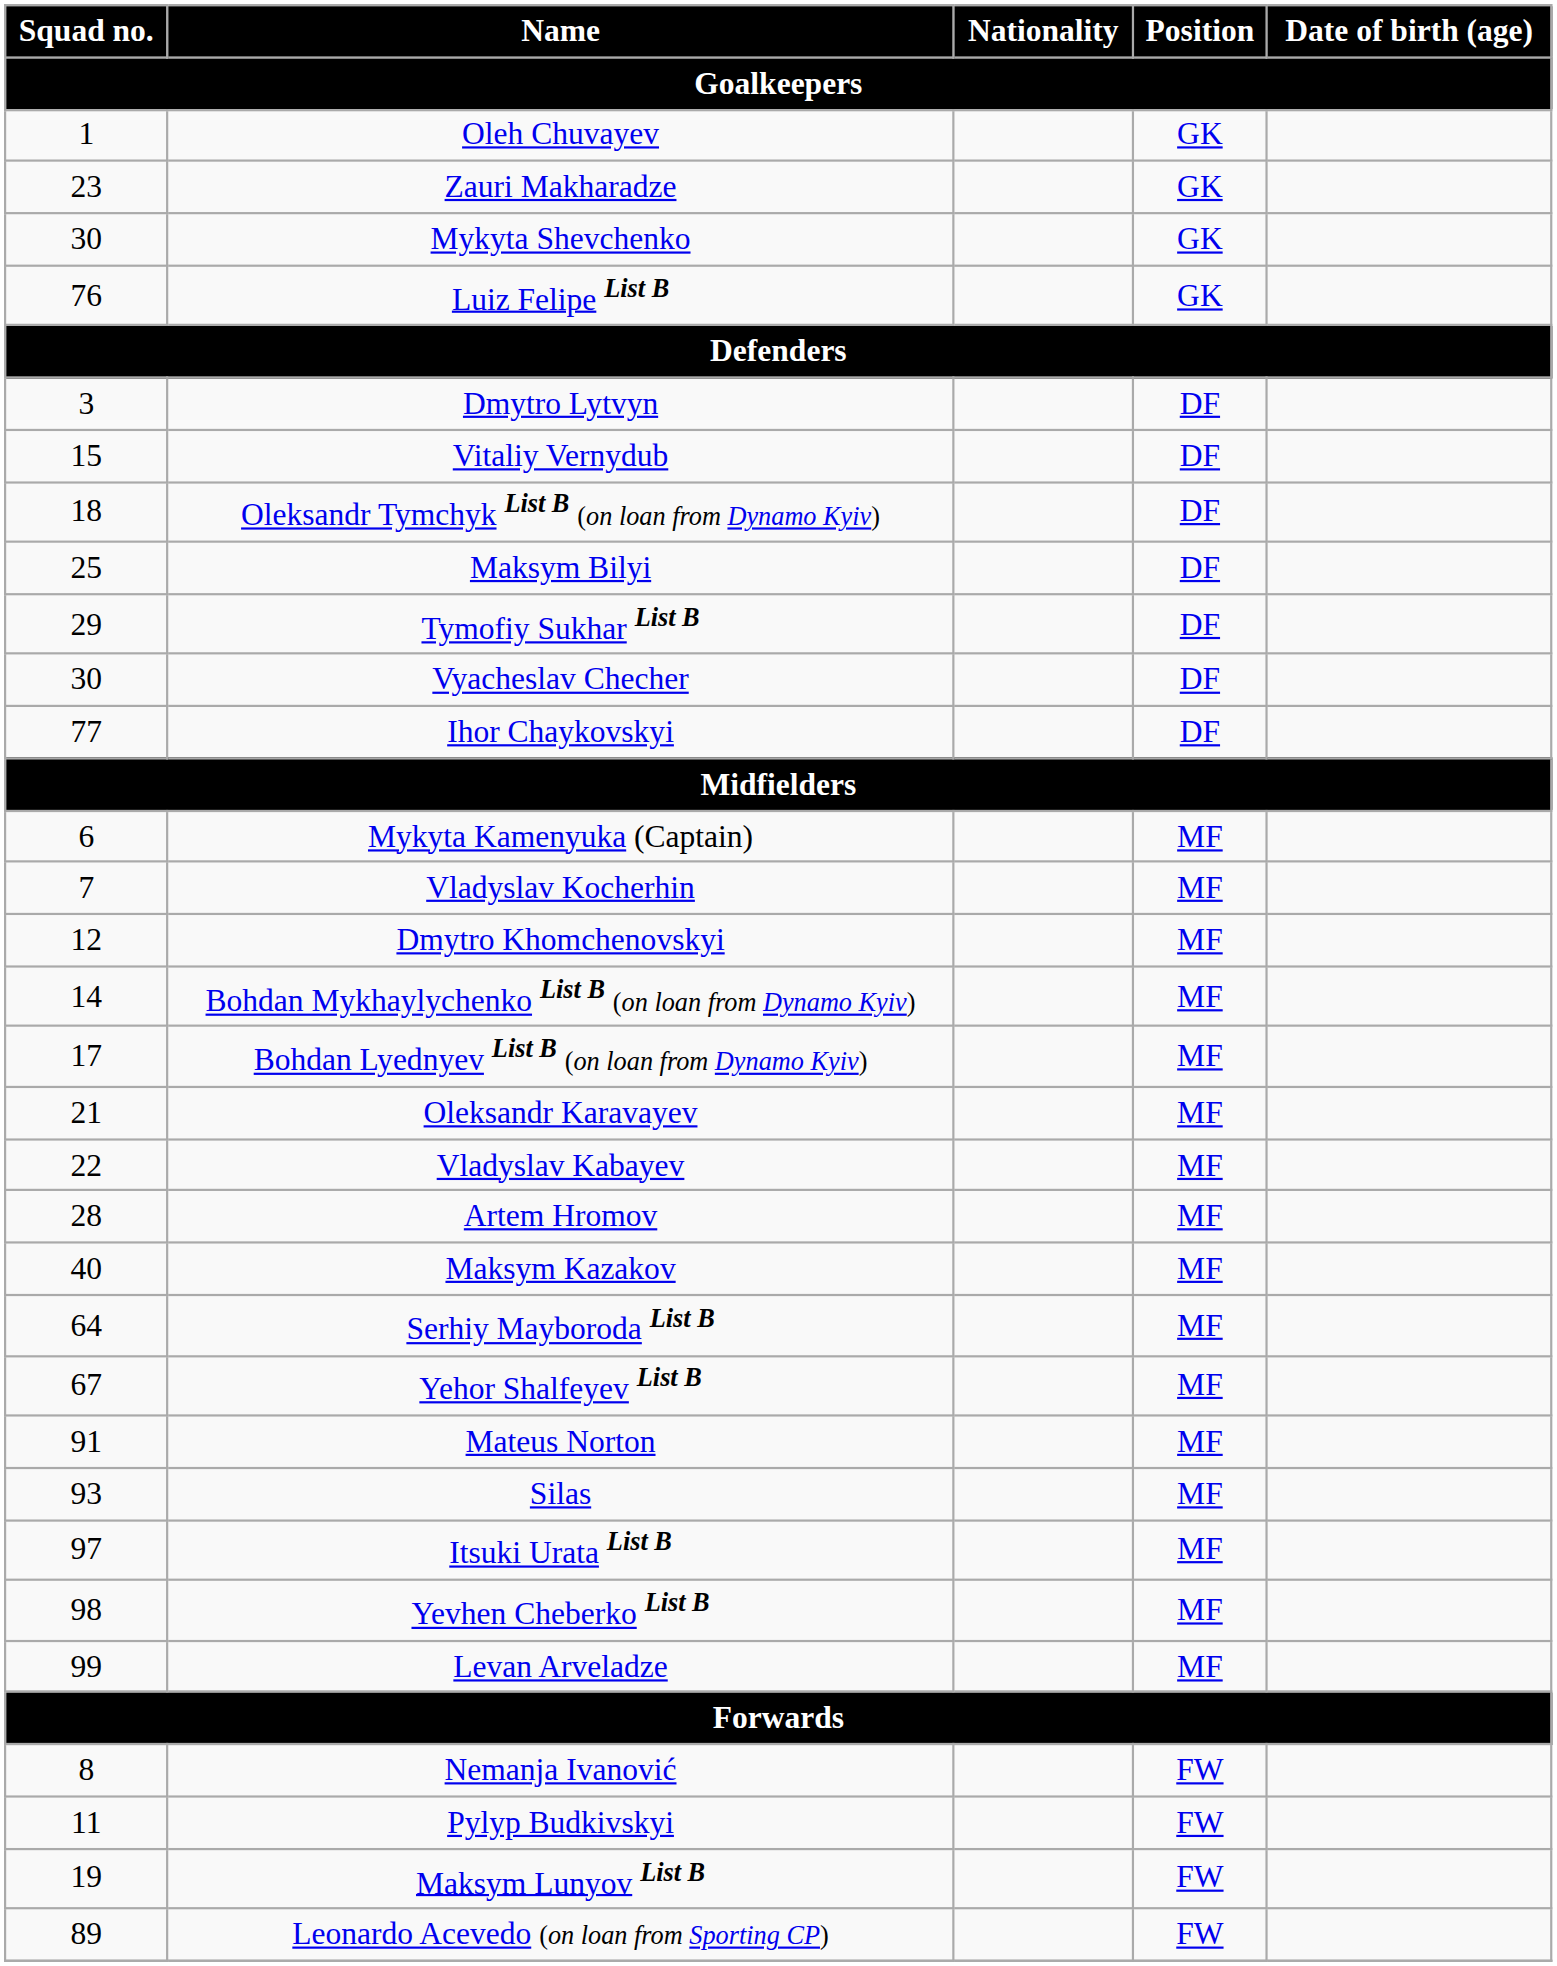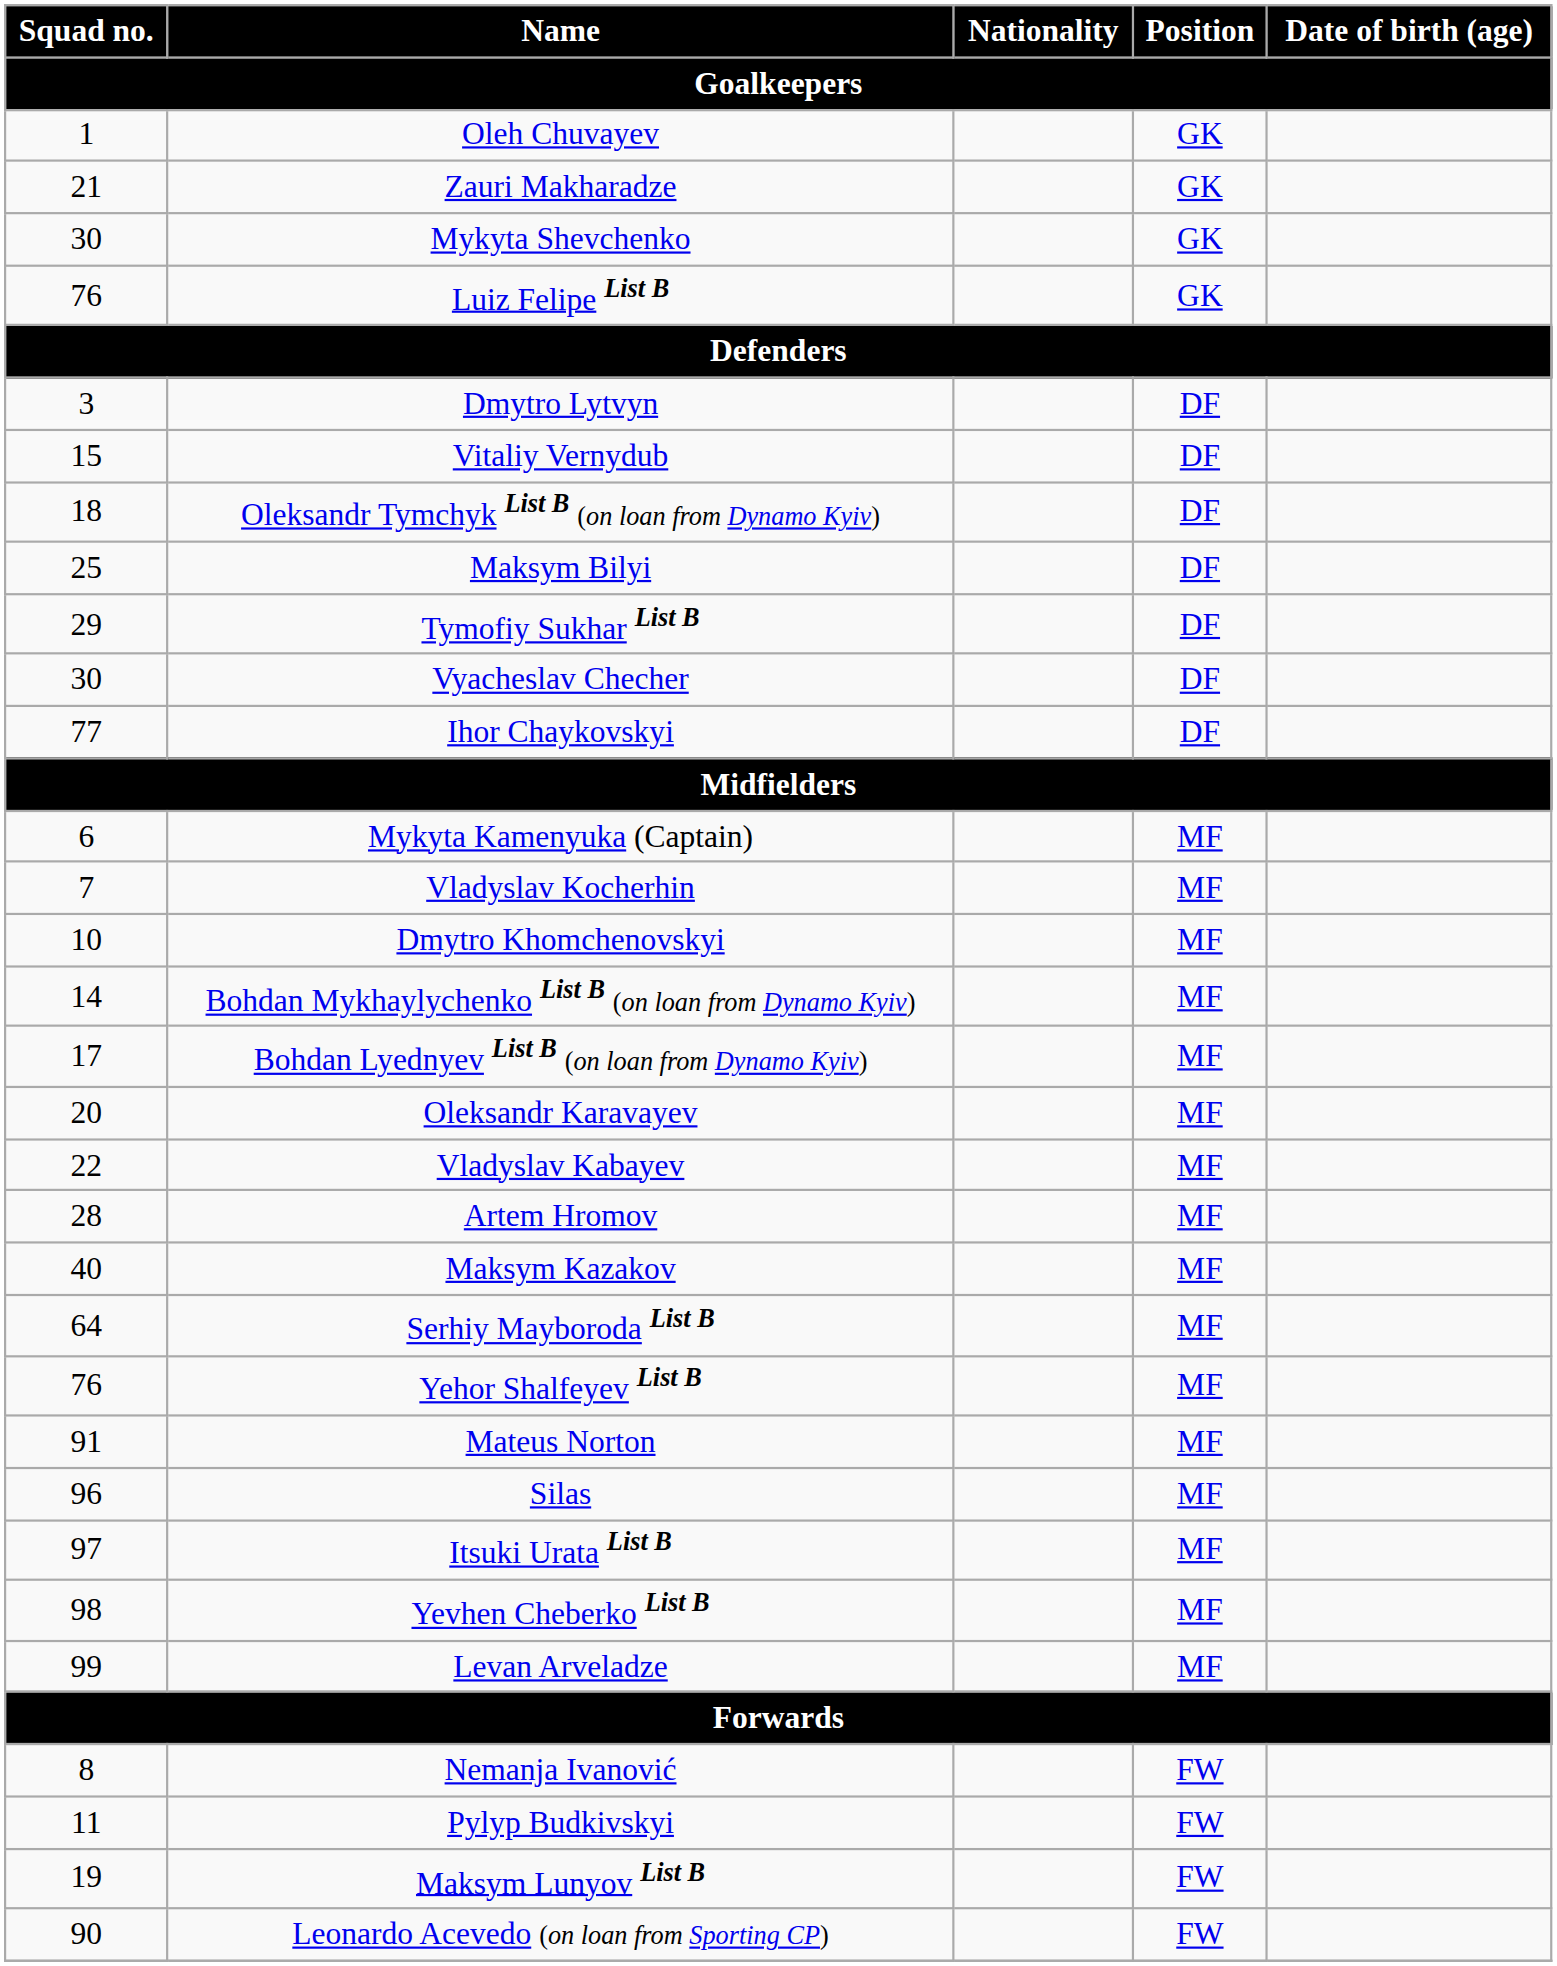(86, 186) 23 -> (86, 186) 21
(86, 940) 12 -> (86, 940) 10
(86, 1112) 21 -> (86, 1112) 20
(86, 1385) 67 -> (86, 1385) 76
(86, 1493) 93 -> (86, 1493) 96
(86, 1934) 89 -> (86, 1934) 90
